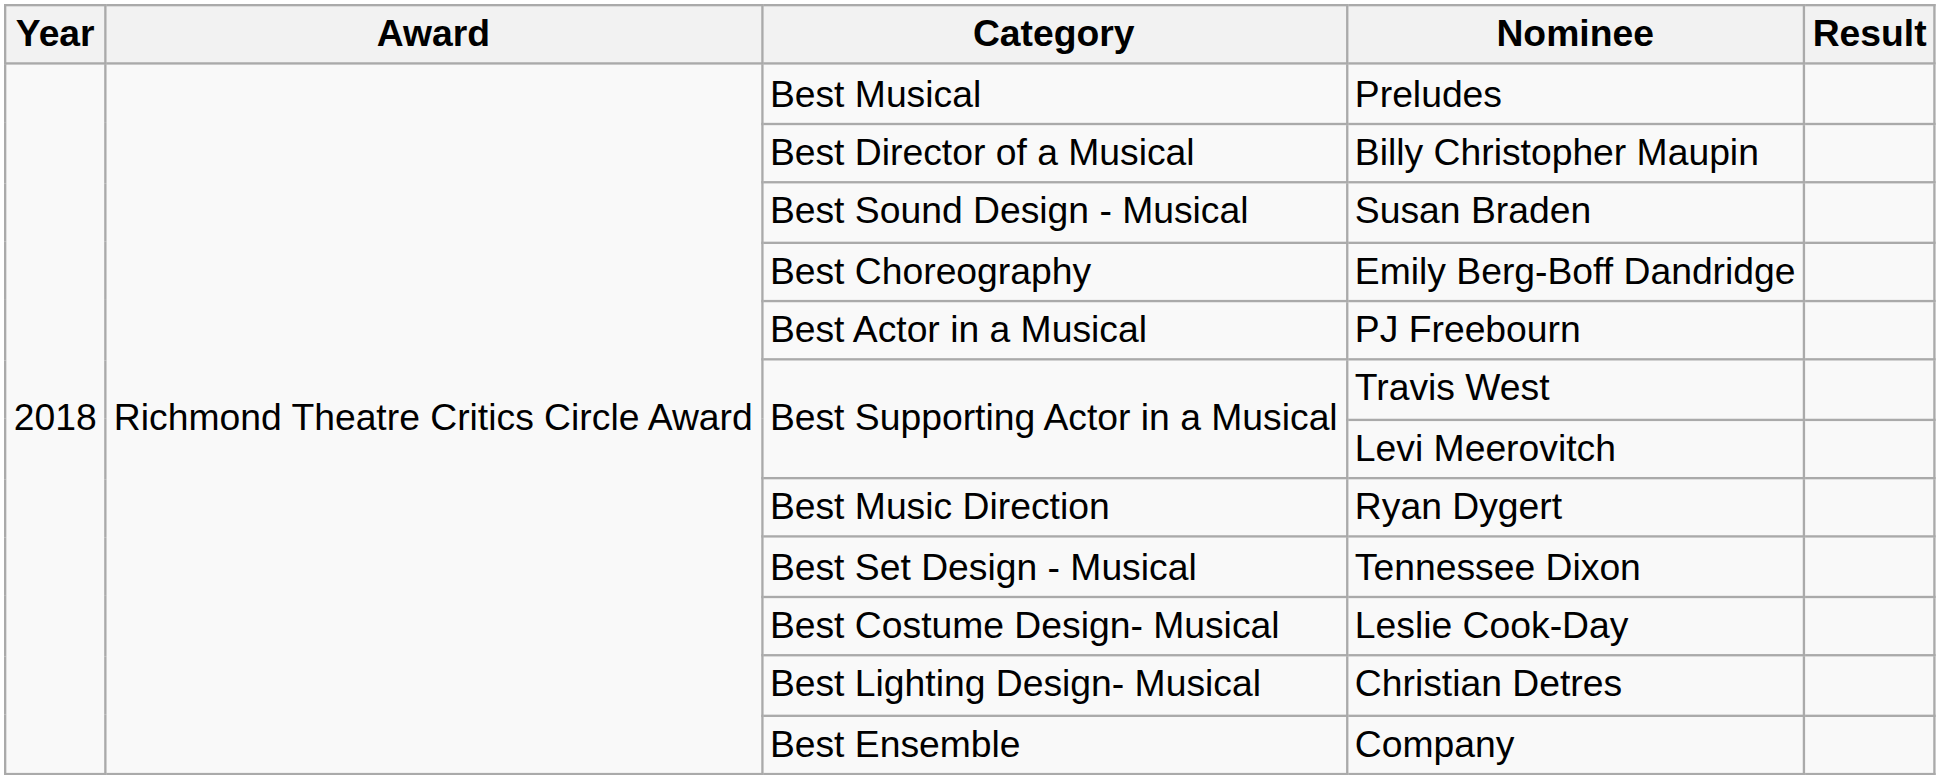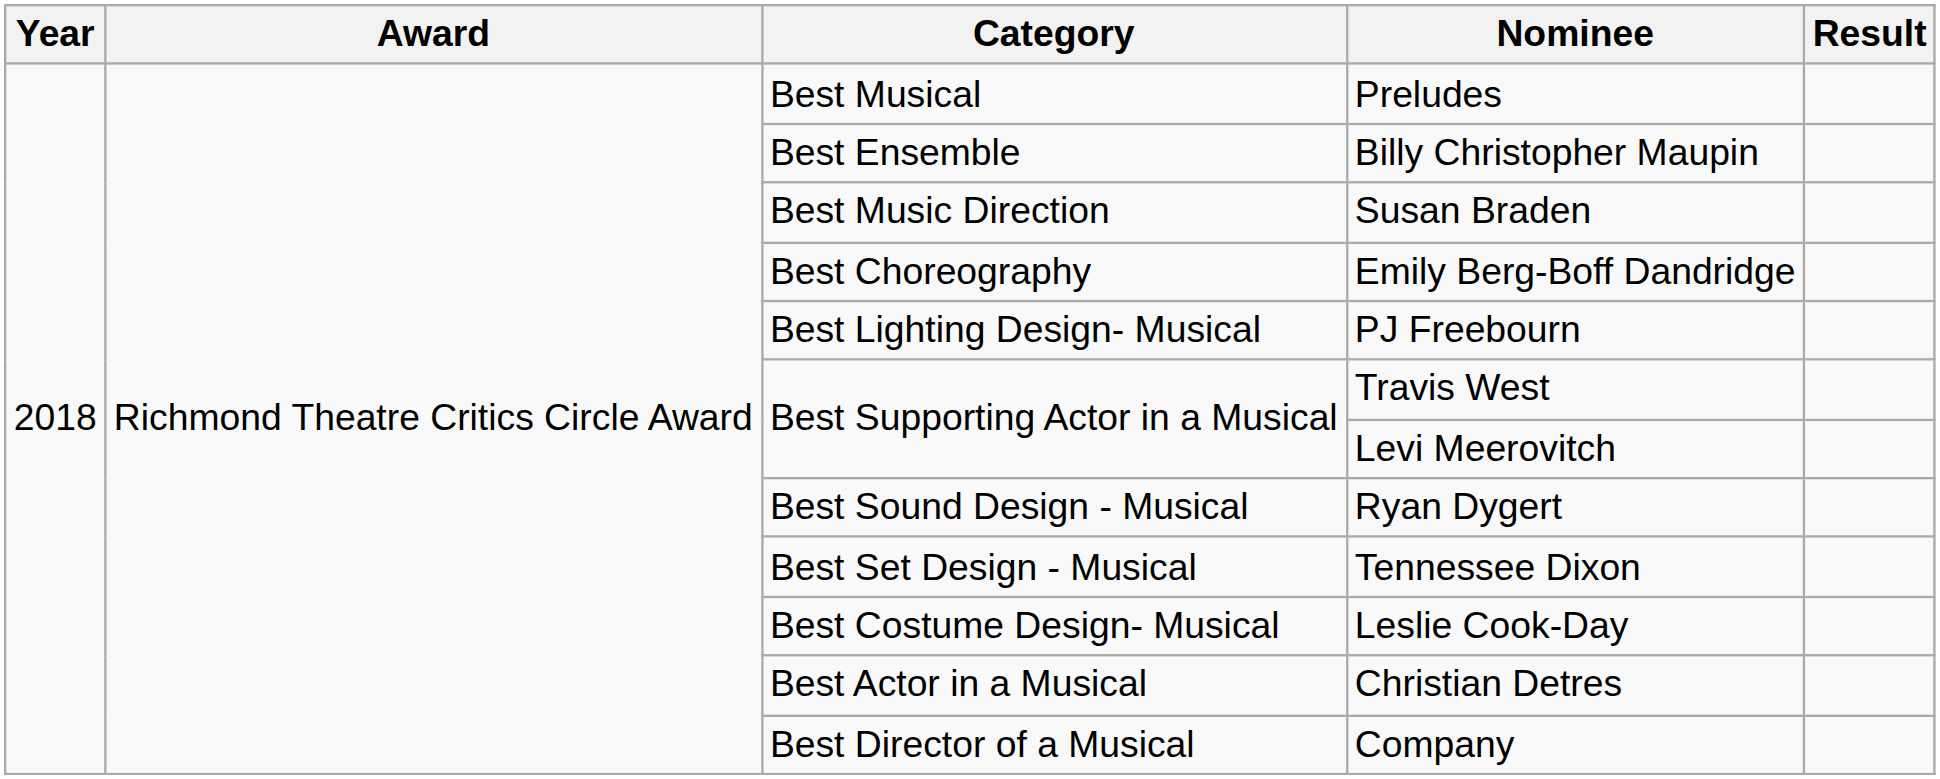(982, 152) Best Director of a Musical -> (895, 152) Best Ensemble
(1009, 211) Best Sound Design - Musical -> (940, 211) Best Music Direction
(958, 329) Best Actor in a Musical -> (1015, 329) Best Lighting Design- Musical
(940, 507) Best Music Direction -> (1009, 507) Best Sound Design - Musical
(1015, 684) Best Lighting Design- Musical -> (958, 684) Best Actor in a Musical
(895, 743) Best Ensemble -> (982, 743) Best Director of a Musical
